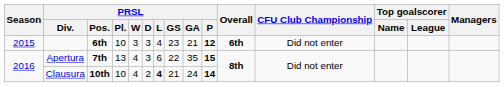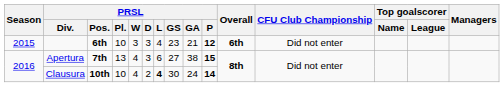(174, 58) 22 -> (174, 58) 27
(193, 58) 35 -> (193, 58) 38
(174, 74) 21 -> (174, 74) 30
